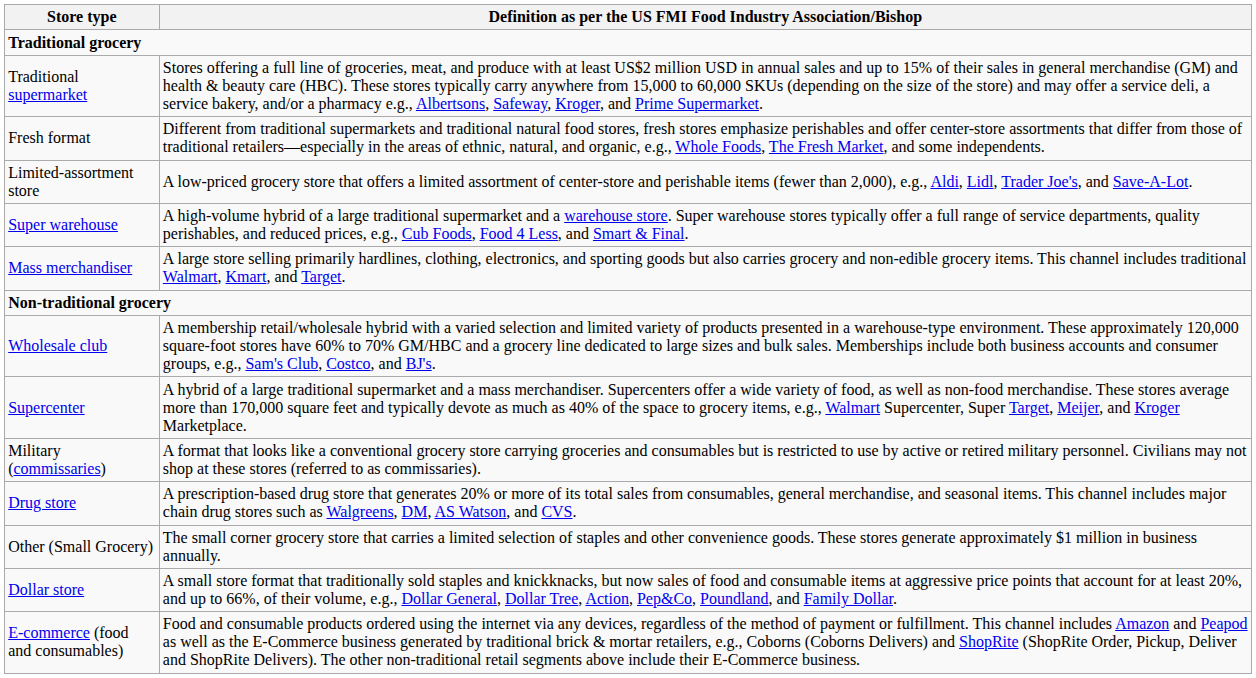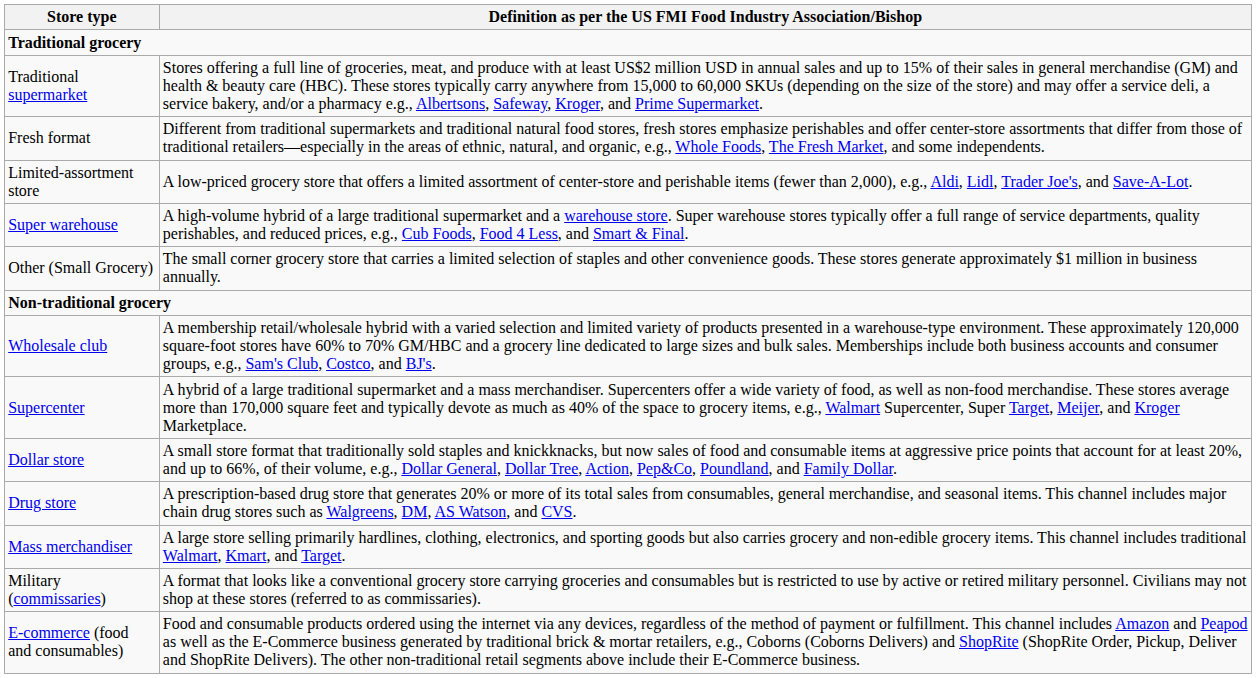rows swapped: (81, 546) <-> (70, 268)
rows swapped: (46, 590) <-> (57, 459)
